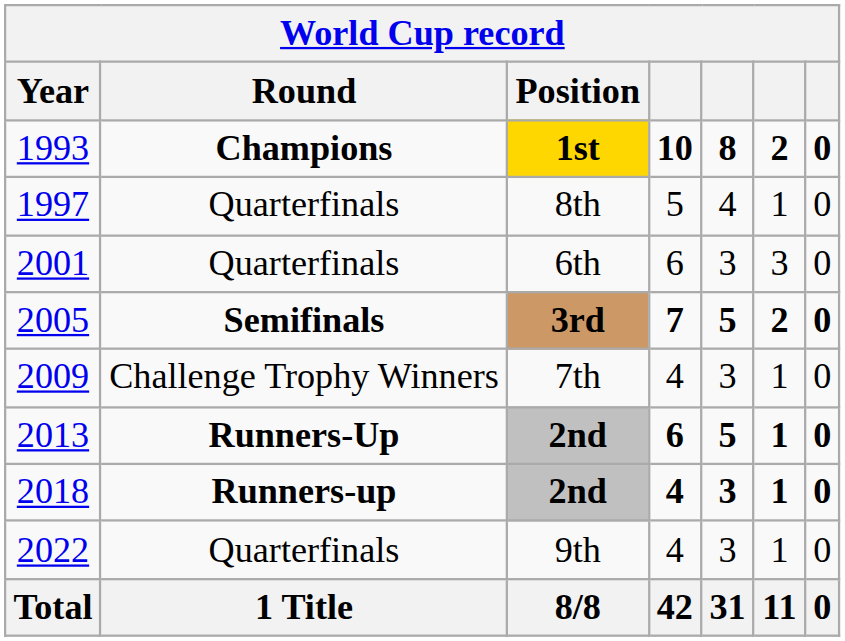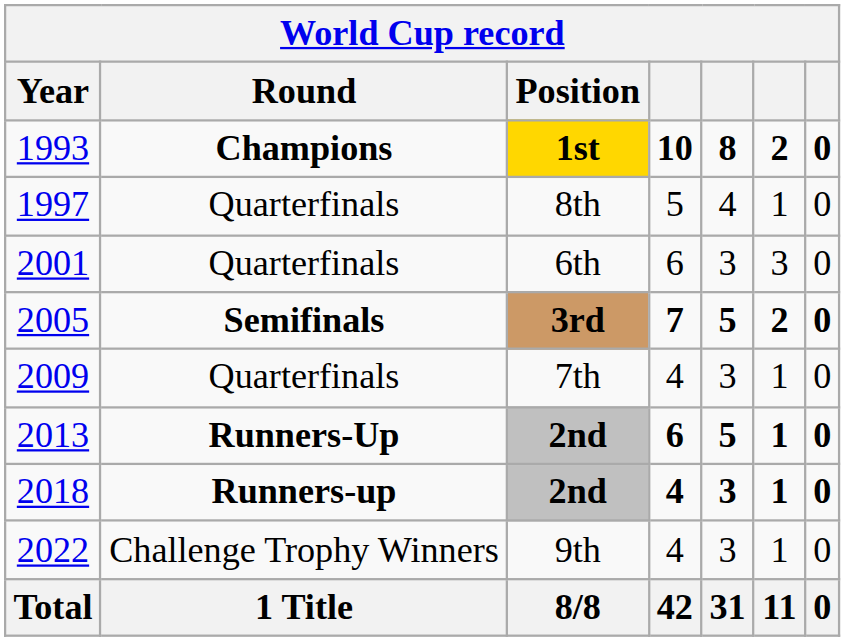(304, 377) Challenge Trophy Winners -> (304, 377) Quarterfinals
(304, 549) Quarterfinals -> (304, 549) Challenge Trophy Winners
